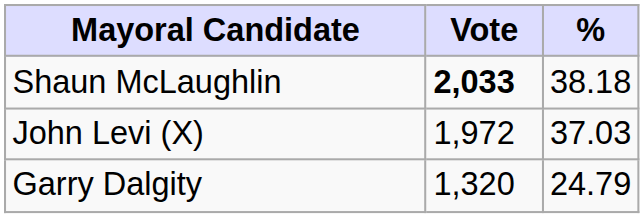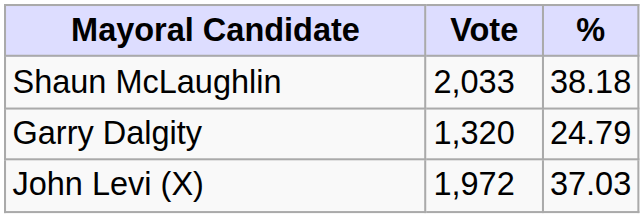(474, 81) bold -> (474, 81) normal
rows swapped: (108, 133) <-> (107, 184)
